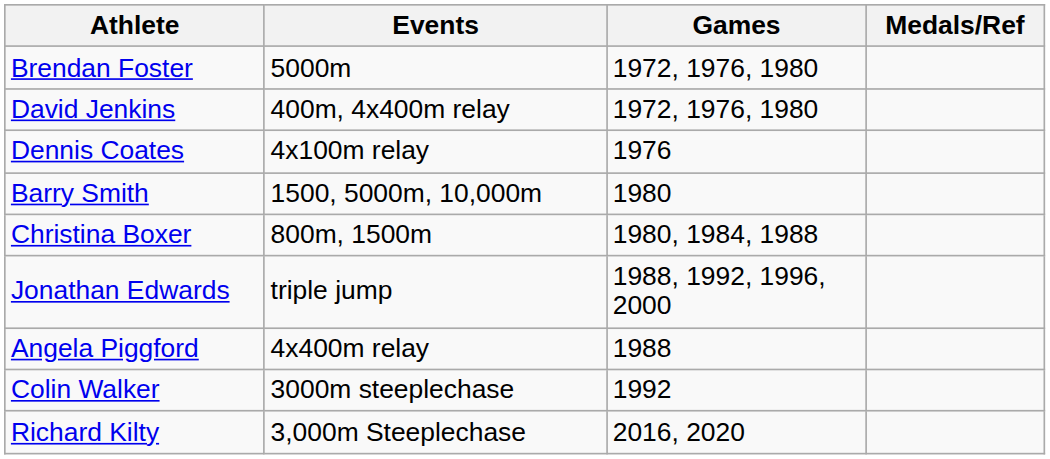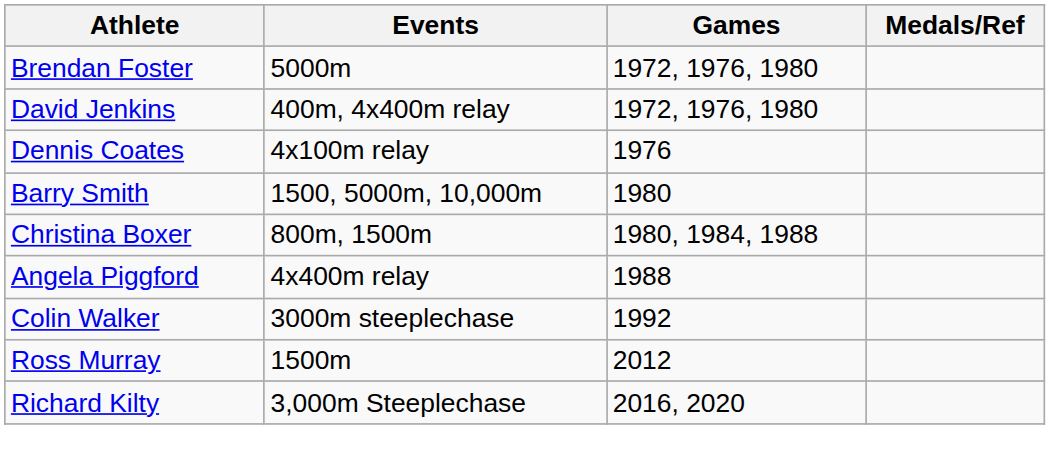- row: (120, 291)
+ row: (86, 360)
